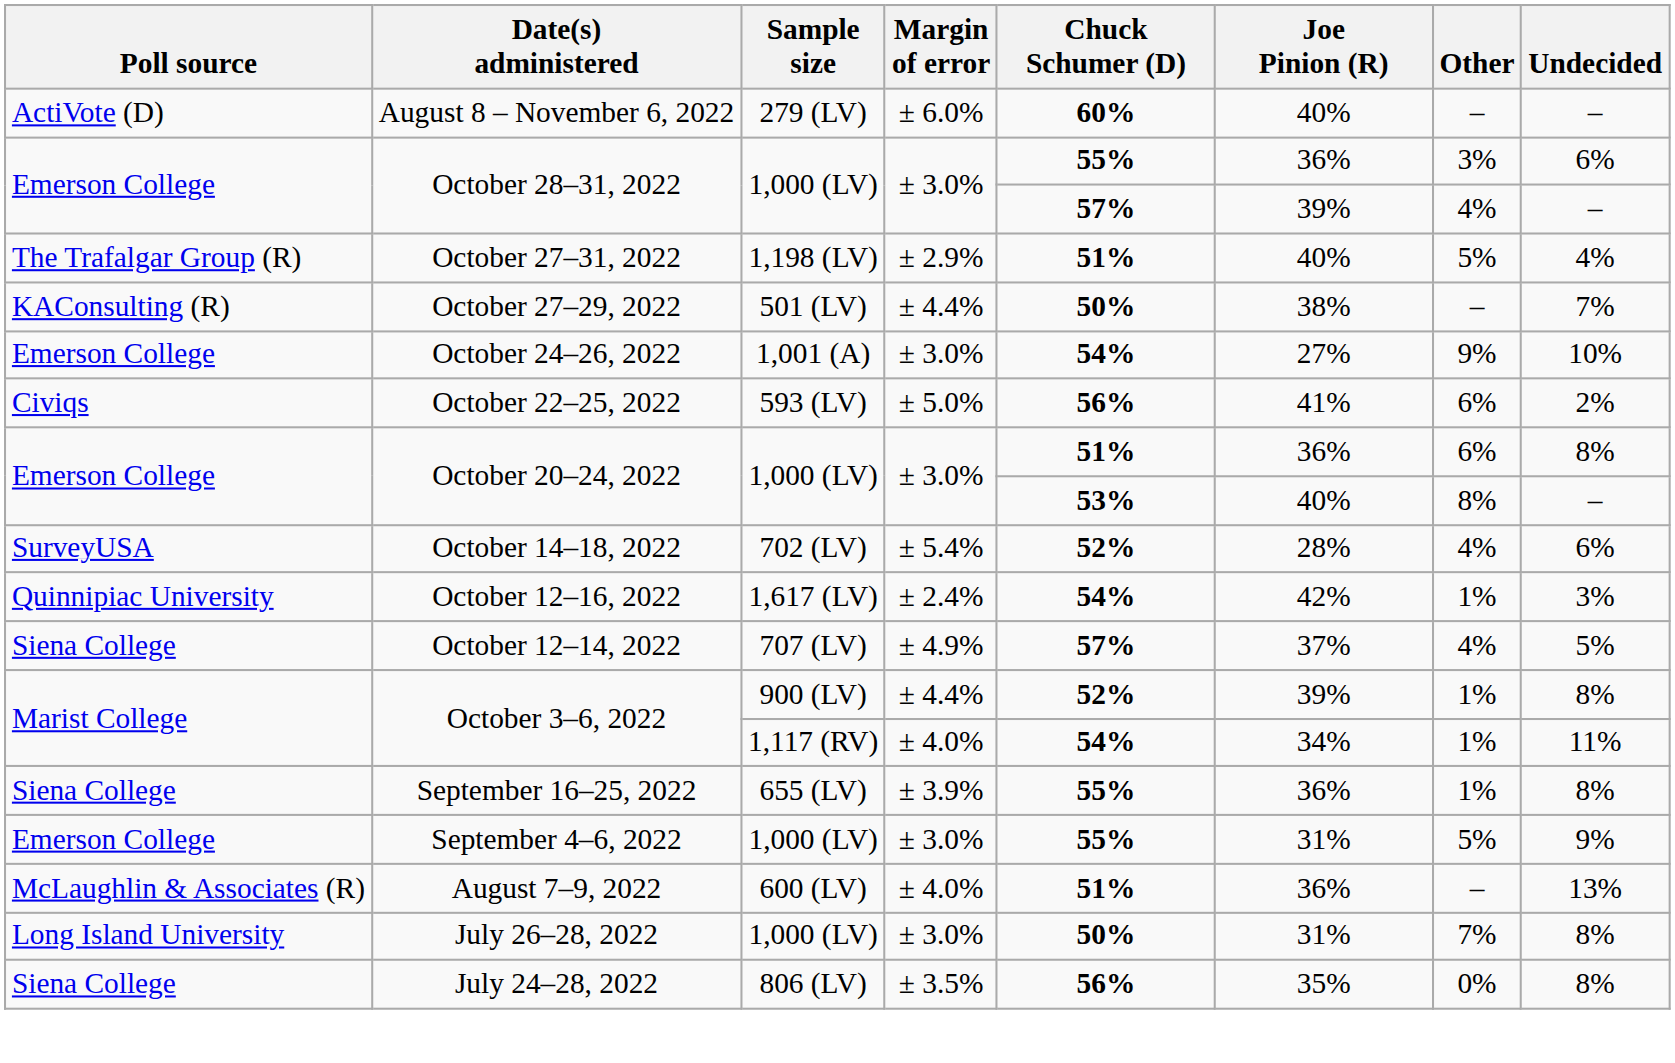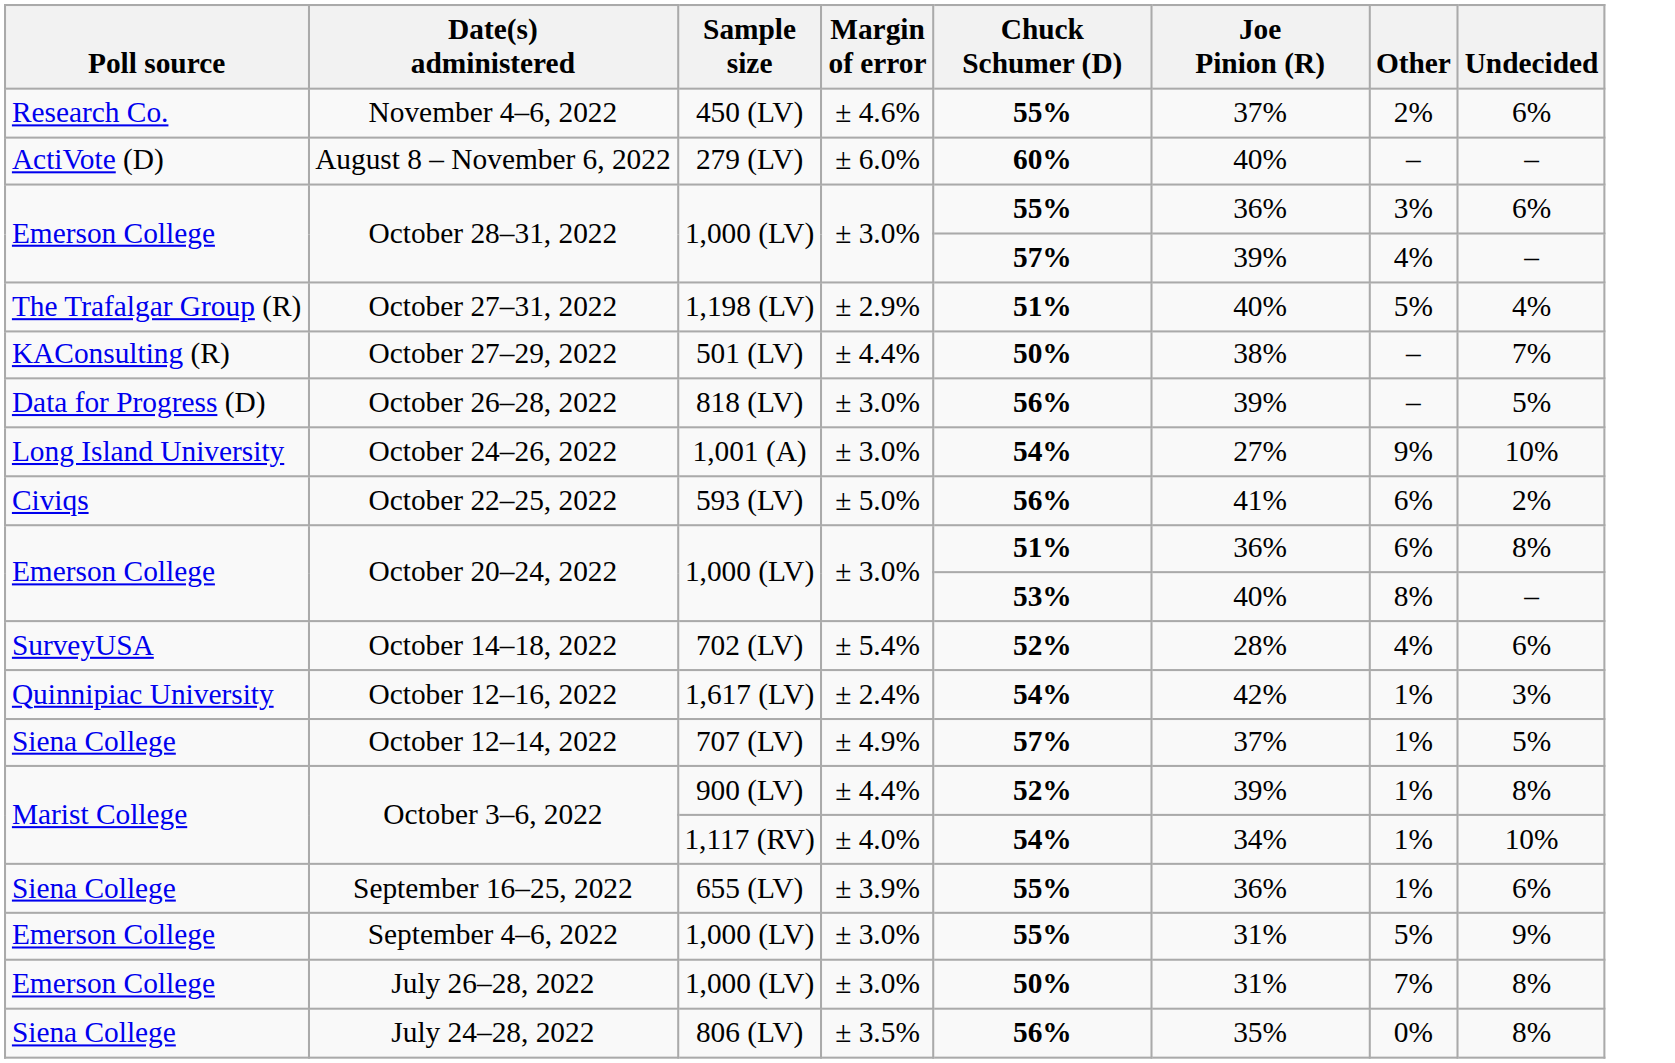+ row: (493, 112)
+ row: (493, 402)
(113, 354) Emerson College -> (148, 451) Long Island University
(1477, 645) 4% -> (1413, 742) 1%
(1595, 742) 11% -> (1532, 838) 10%
(1595, 790) 8% -> (1532, 887) 6%
- row: (556, 887)
(148, 935) Long Island University -> (113, 984) Emerson College
